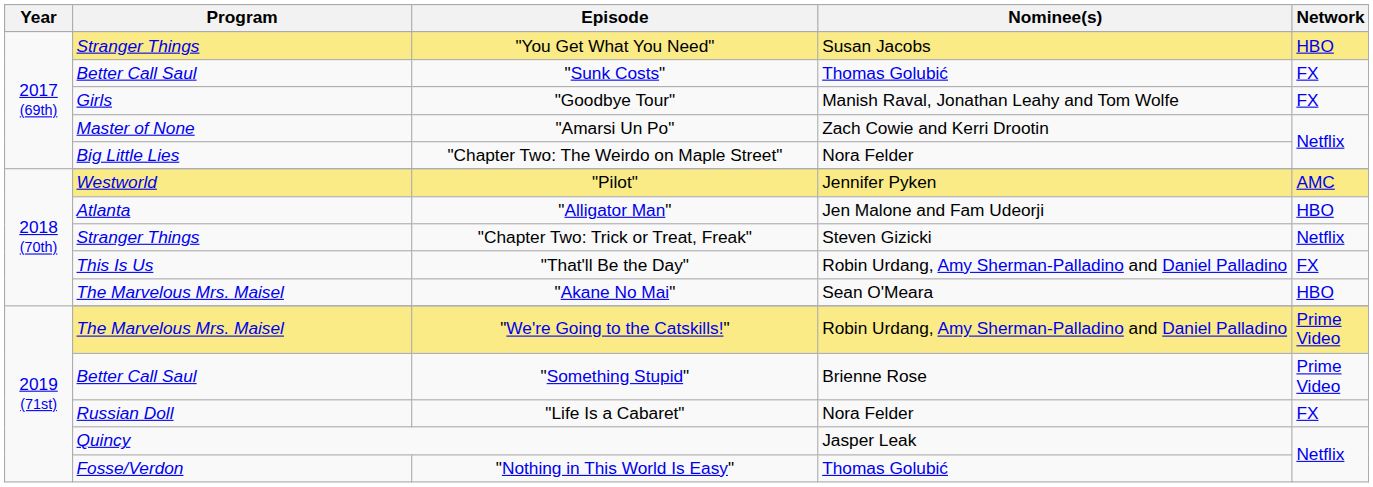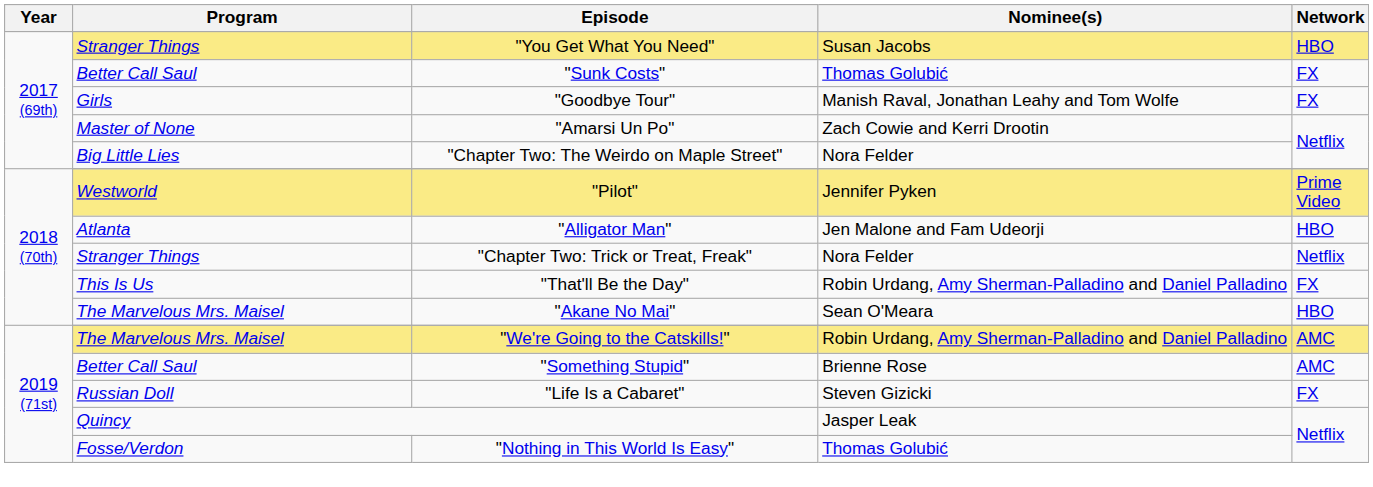(1316, 182) AMC -> (1319, 192) Prime Video
(877, 237) Steven Gizicki -> (868, 256) Nora Felder
(1319, 329) Prime Video -> (1316, 339) AMC
(1319, 376) Prime Video -> (1316, 366) AMC
(868, 413) Nora Felder -> (877, 393) Steven Gizicki
